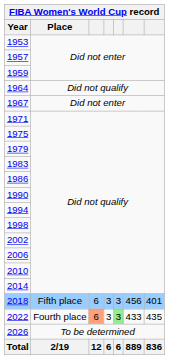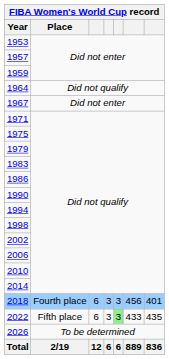(60, 301) Fifth place -> (60, 301) Fourth place
(60, 316) Fourth place -> (60, 316) Fifth place
(96, 316) lightsalmon background -> (96, 316) no background
